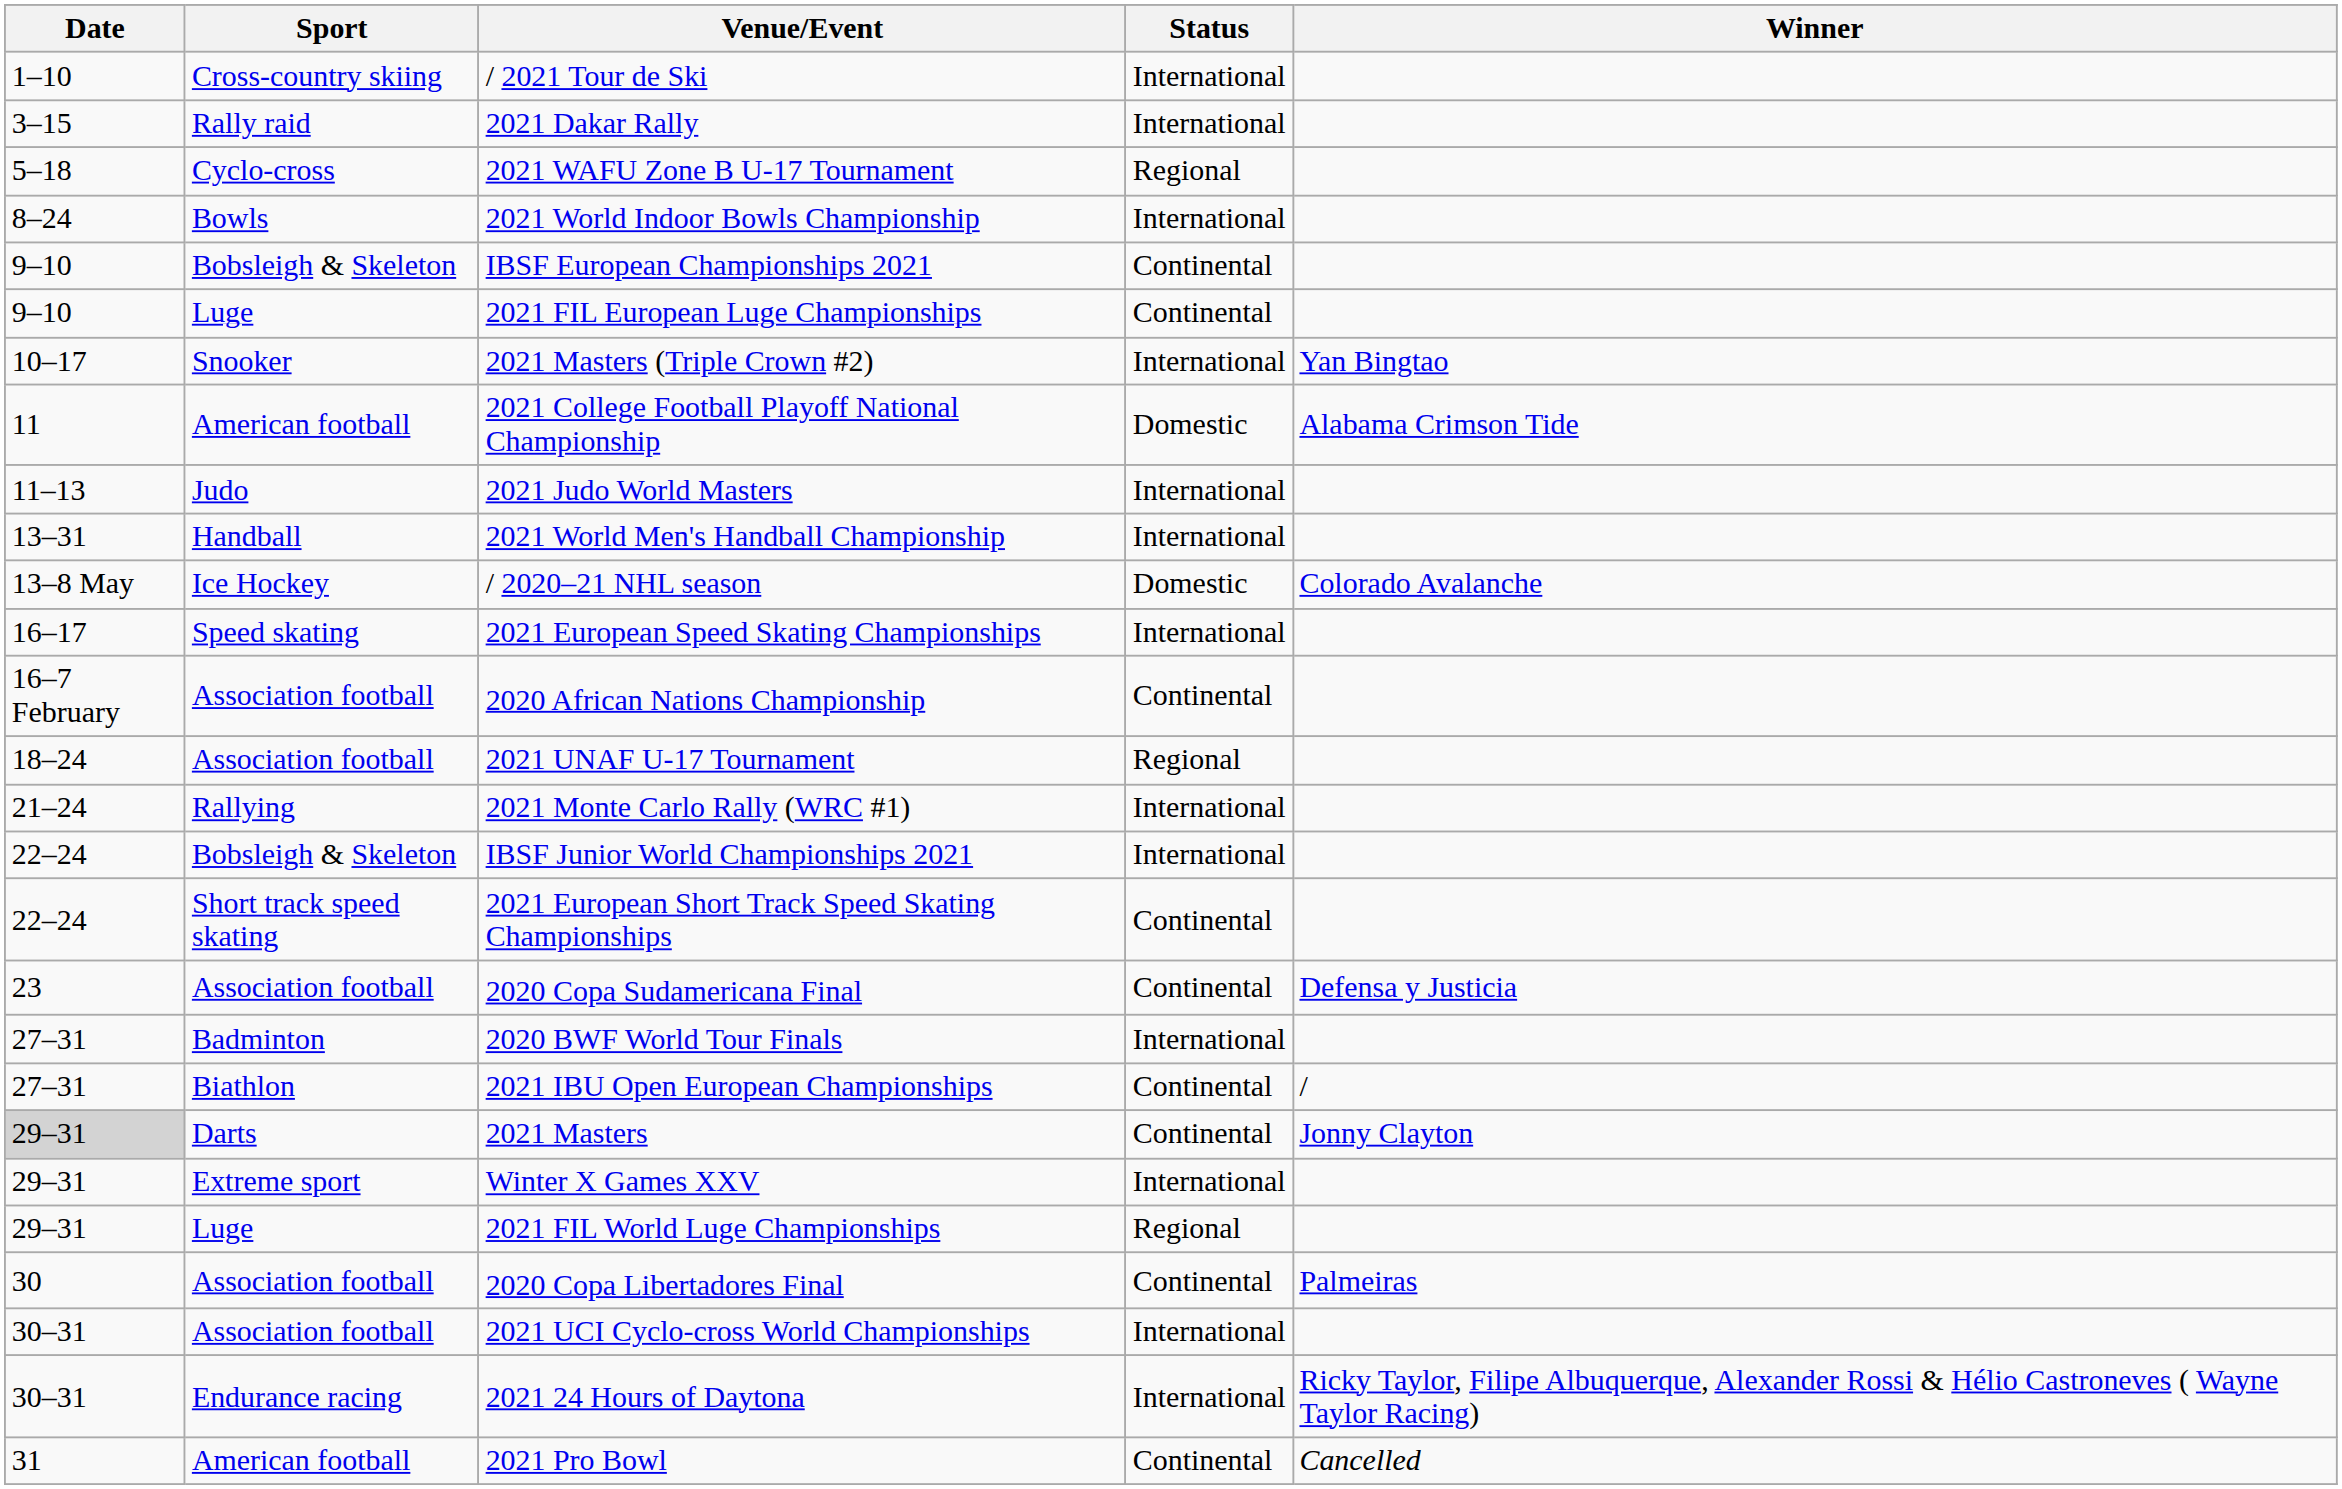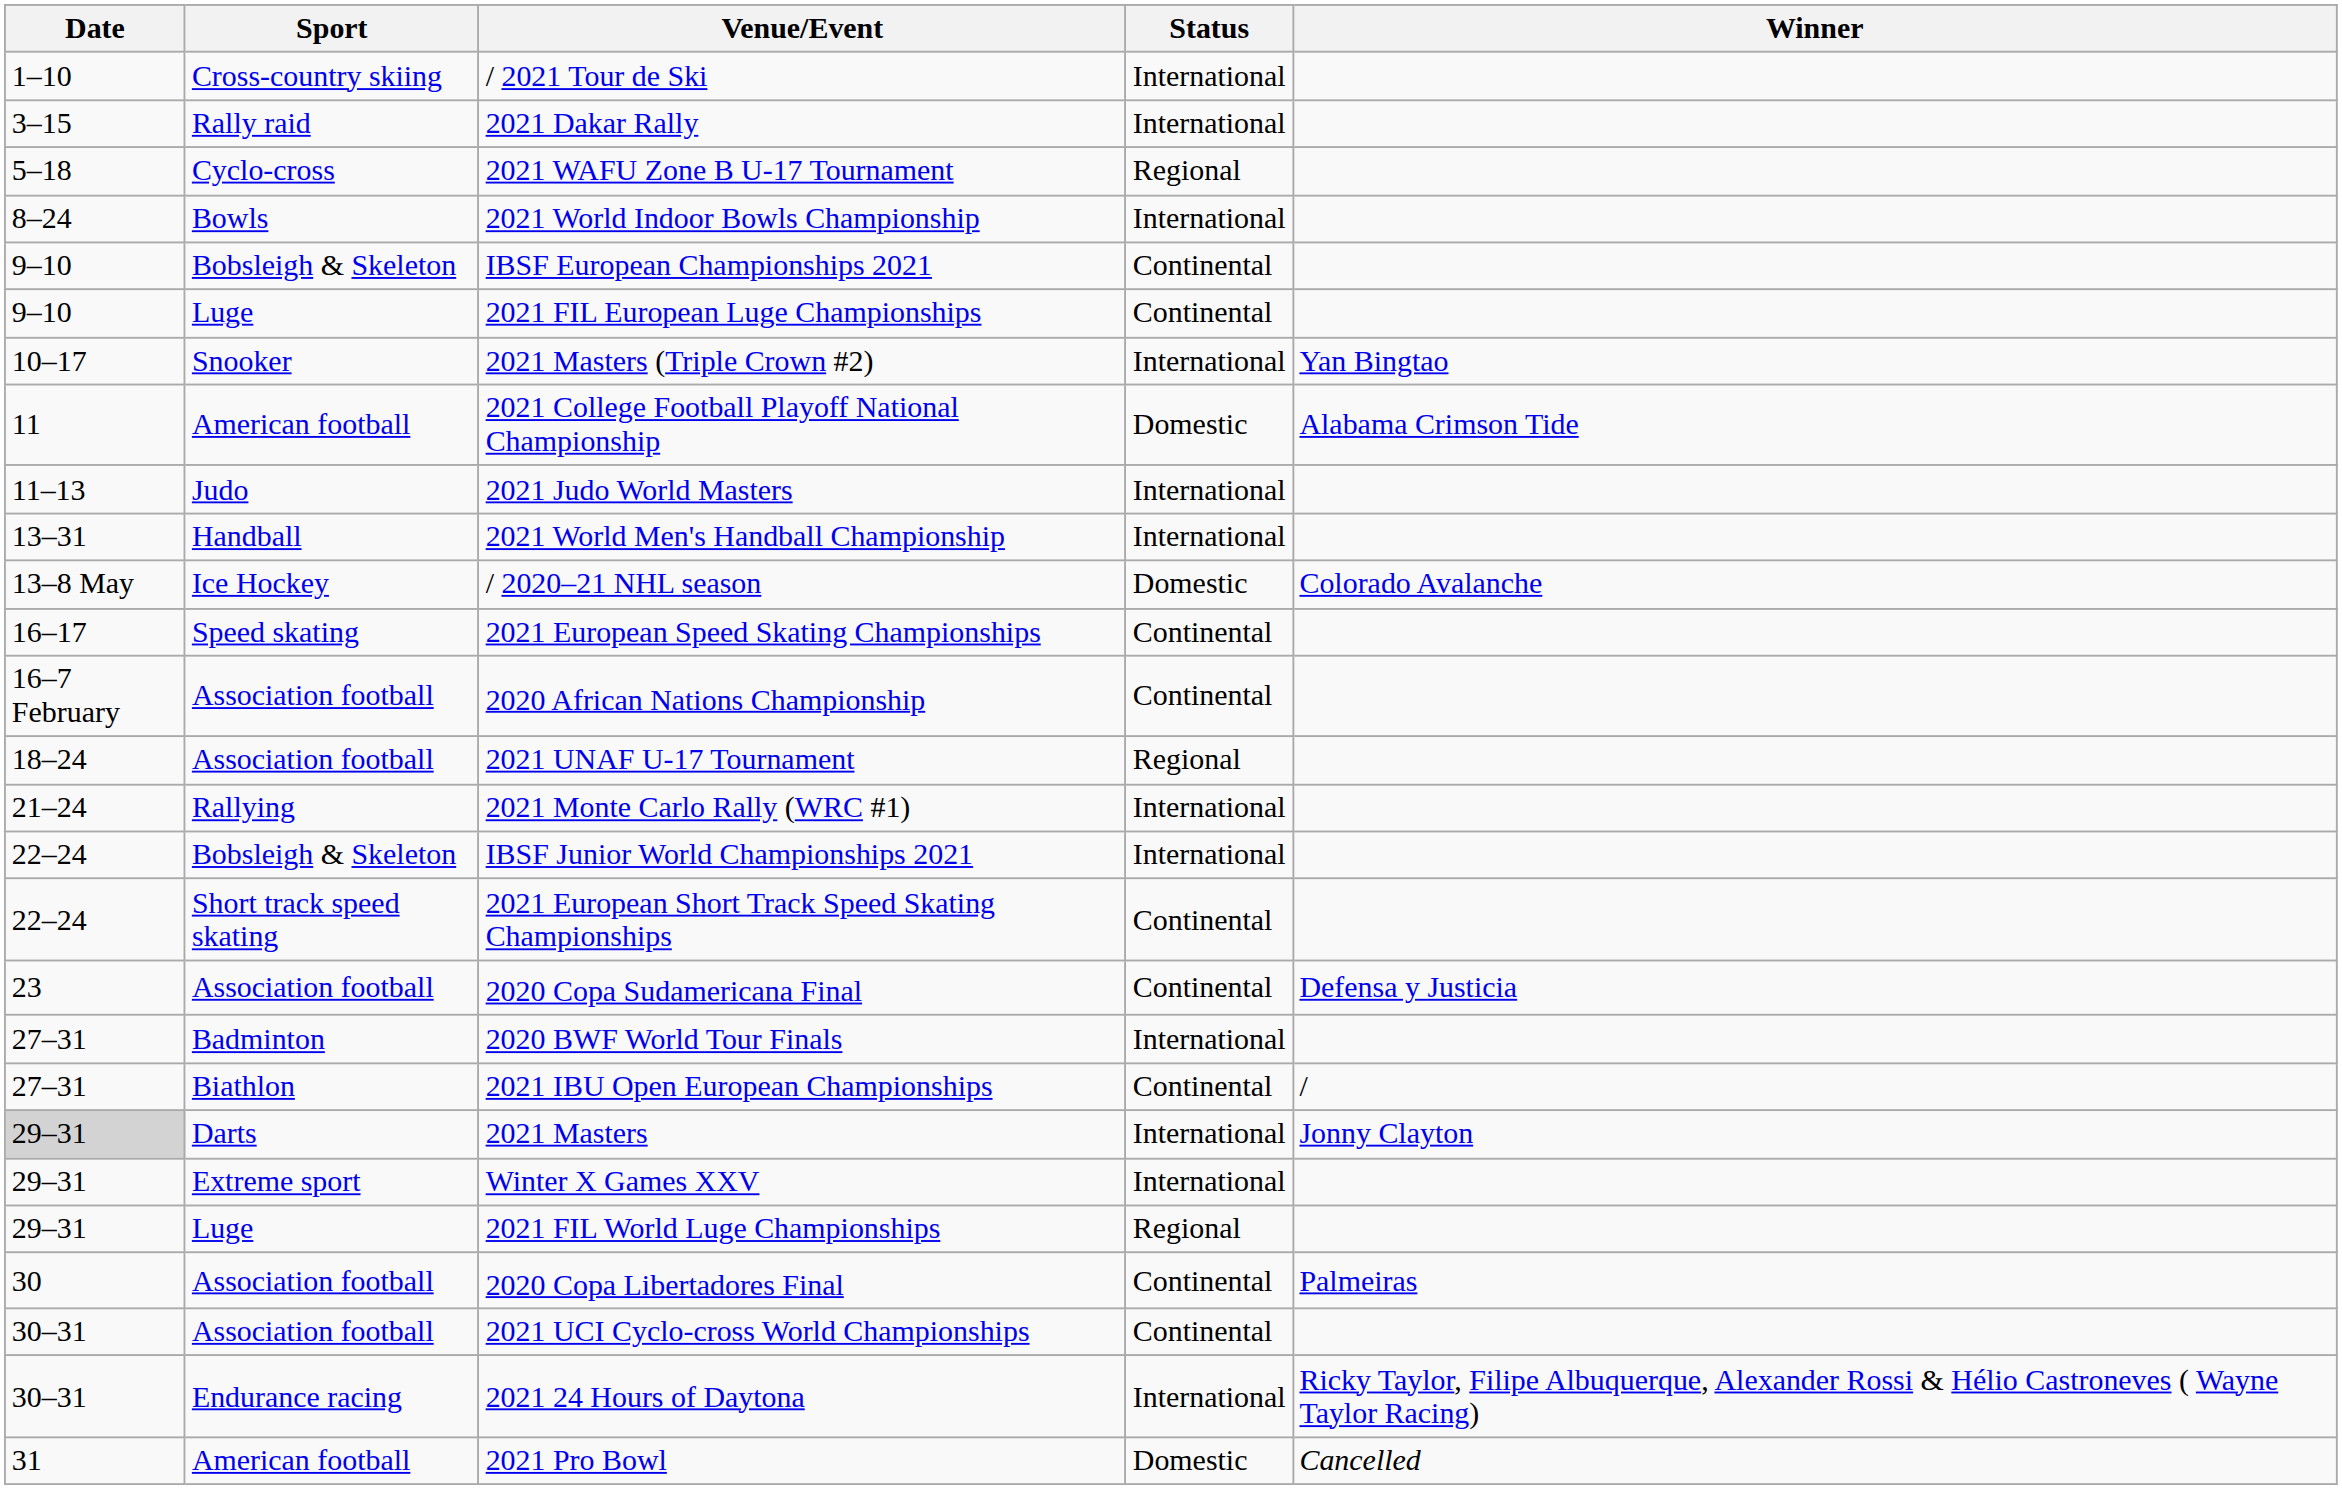(1209, 631) International -> (1203, 631) Continental
(1203, 1133) Continental -> (1209, 1133) International
(1209, 1331) International -> (1203, 1331) Continental
(1203, 1460) Continental -> (1190, 1460) Domestic
